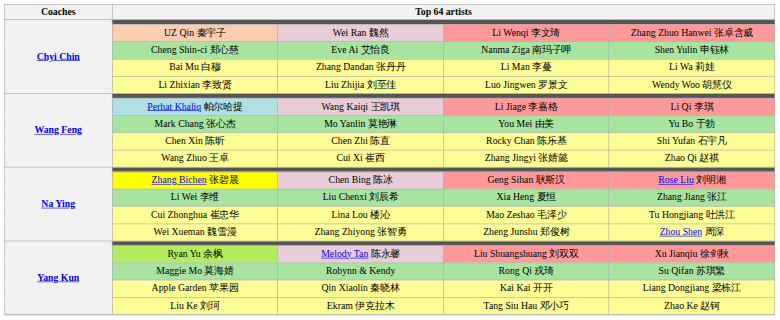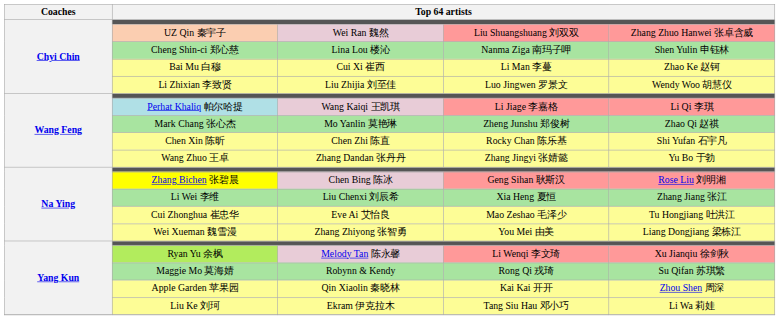(526, 32) Li Wenqi 李文琦 -> (526, 32) Liu Shuangshuang 刘双双
(361, 50) Eve Ai 艾怡良 -> (361, 50) Lina Lou 楼沁
(361, 67) Zhang Dandan 张丹丹 -> (361, 67) Cui Xi 崔西
(692, 67) Li Wa 莉娃 -> (692, 67) Zhao Ke 赵钶
(526, 123) You Mei 由美 -> (526, 123) Zheng Junshu 郑俊树
(692, 123) Yu Bo 于勃 -> (692, 123) Zhao Qi 赵祺
(361, 158) Cui Xi 崔西 -> (361, 158) Zhang Dandan 张丹丹
(692, 158) Zhao Qi 赵祺 -> (692, 158) Yu Bo 于勃
(361, 214) Lina Lou 楼沁 -> (361, 214) Eve Ai 艾怡良
(526, 232) Zheng Junshu 郑俊树 -> (526, 232) You Mei 由美
(692, 232) Zhou Shen 周深 -> (692, 232) Liang Dongjiang 梁栋江
(526, 254) Liu Shuangshuang 刘双双 -> (526, 254) Li Wenqi 李文琦
(692, 288) Liang Dongjiang 梁栋江 -> (692, 288) Zhou Shen 周深
(692, 305) Zhao Ke 赵钶 -> (692, 305) Li Wa 莉娃
